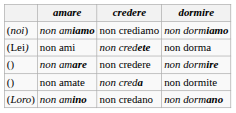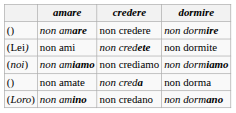rows swapped: (63, 64) <-> (67, 30)
(188, 47) non dorma -> (191, 47) non dormite
(191, 82) non dormite -> (188, 82) non dorma
